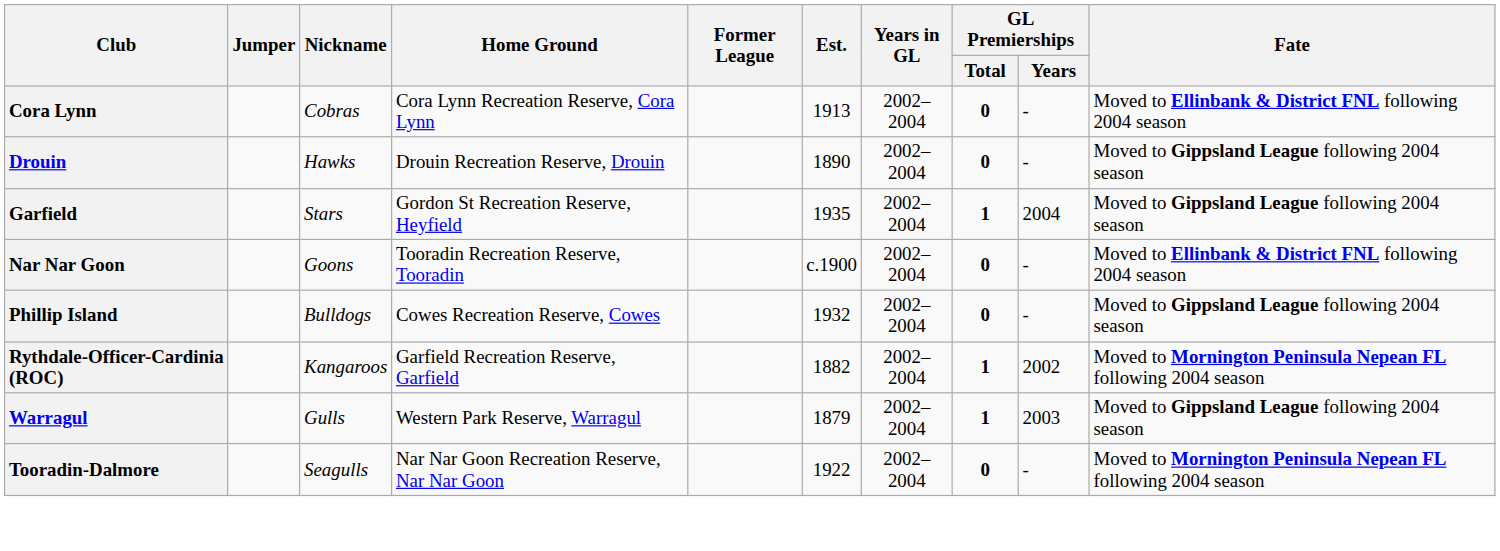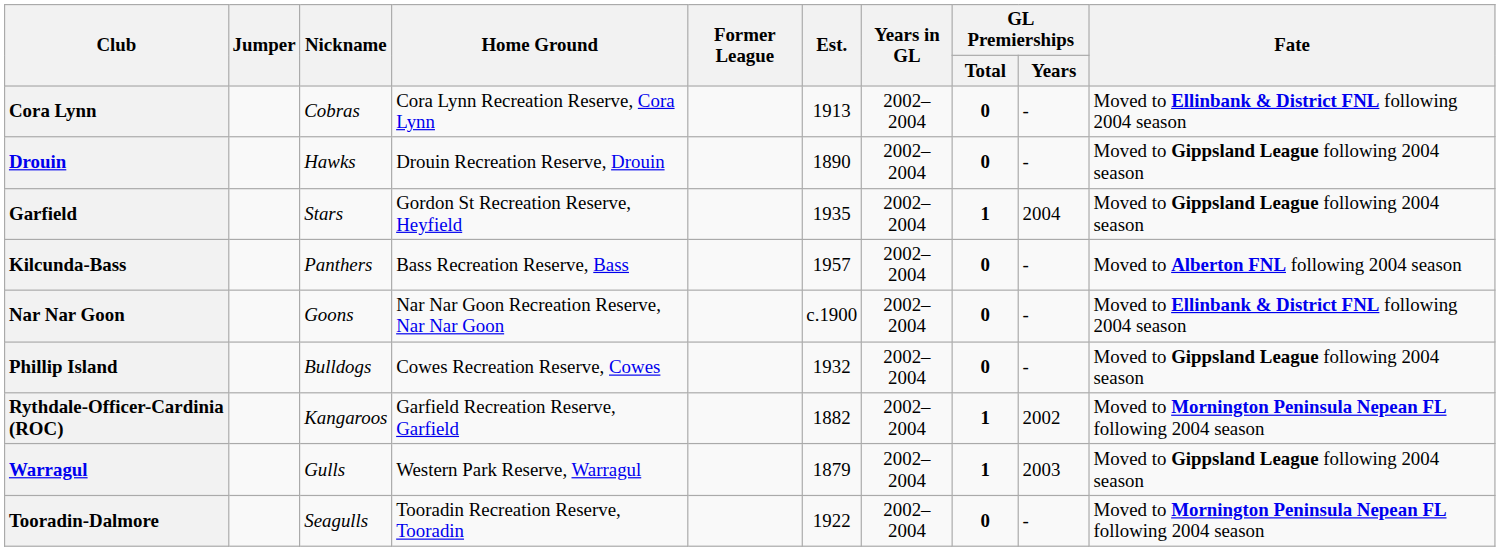+ row: (68, 264)
(508, 264) Tooradin Recreation Reserve, Tooradin -> (529, 315) Nar Nar Goon Recreation Reserve, Nar Nar Goon
(528, 469) Nar Nar Goon Recreation Reserve, Nar Nar Goon -> (508, 520) Tooradin Recreation Reserve, Tooradin
